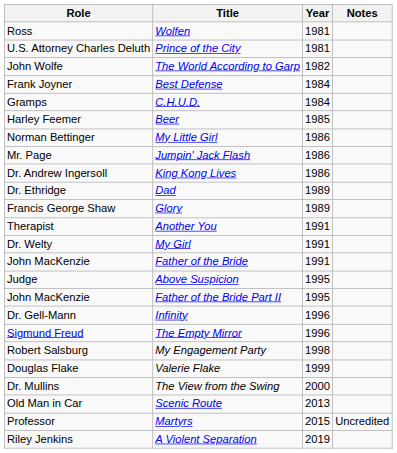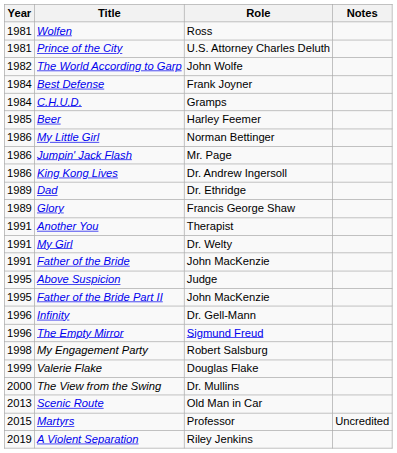columns swapped: (318, 13) <-> (79, 13)
